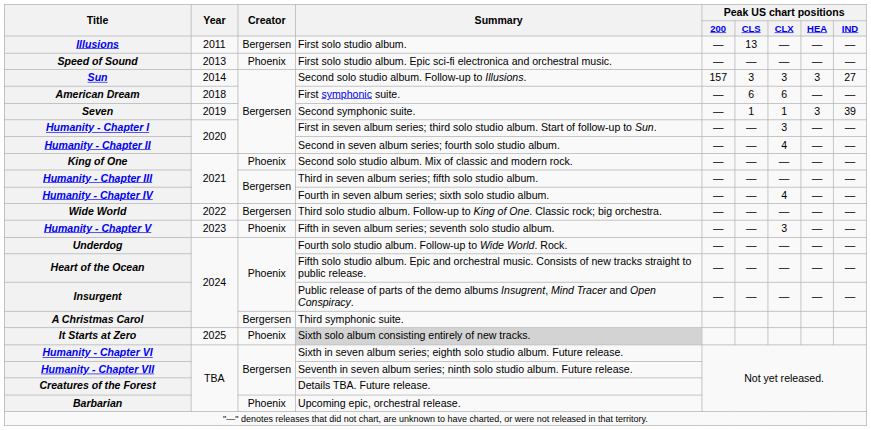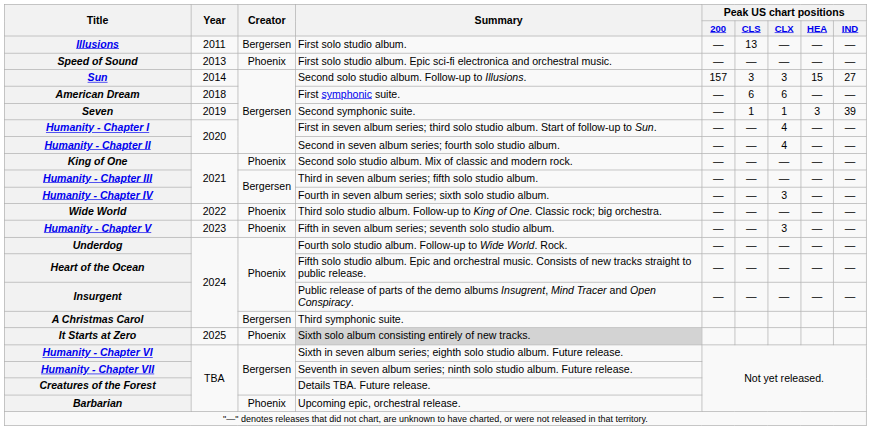(817, 78) 3 -> (817, 78) 15
(784, 128) 3 -> (784, 128) 4
(784, 195) 4 -> (784, 195) 3
(267, 212) Bergersen -> (267, 212) Phoenix
